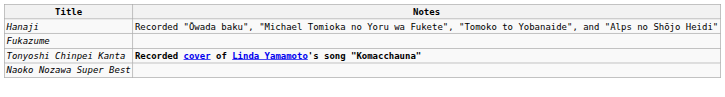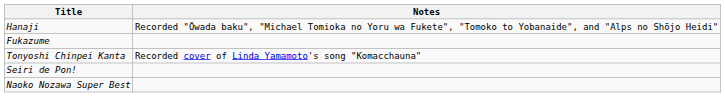(278, 56) bold -> (278, 56) normal
+ row: (42, 70)
